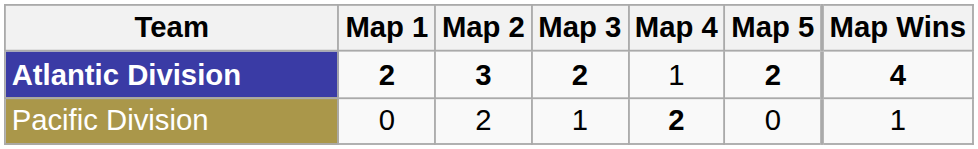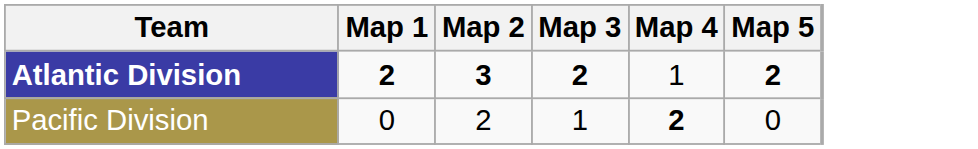- column: (898, 27)
